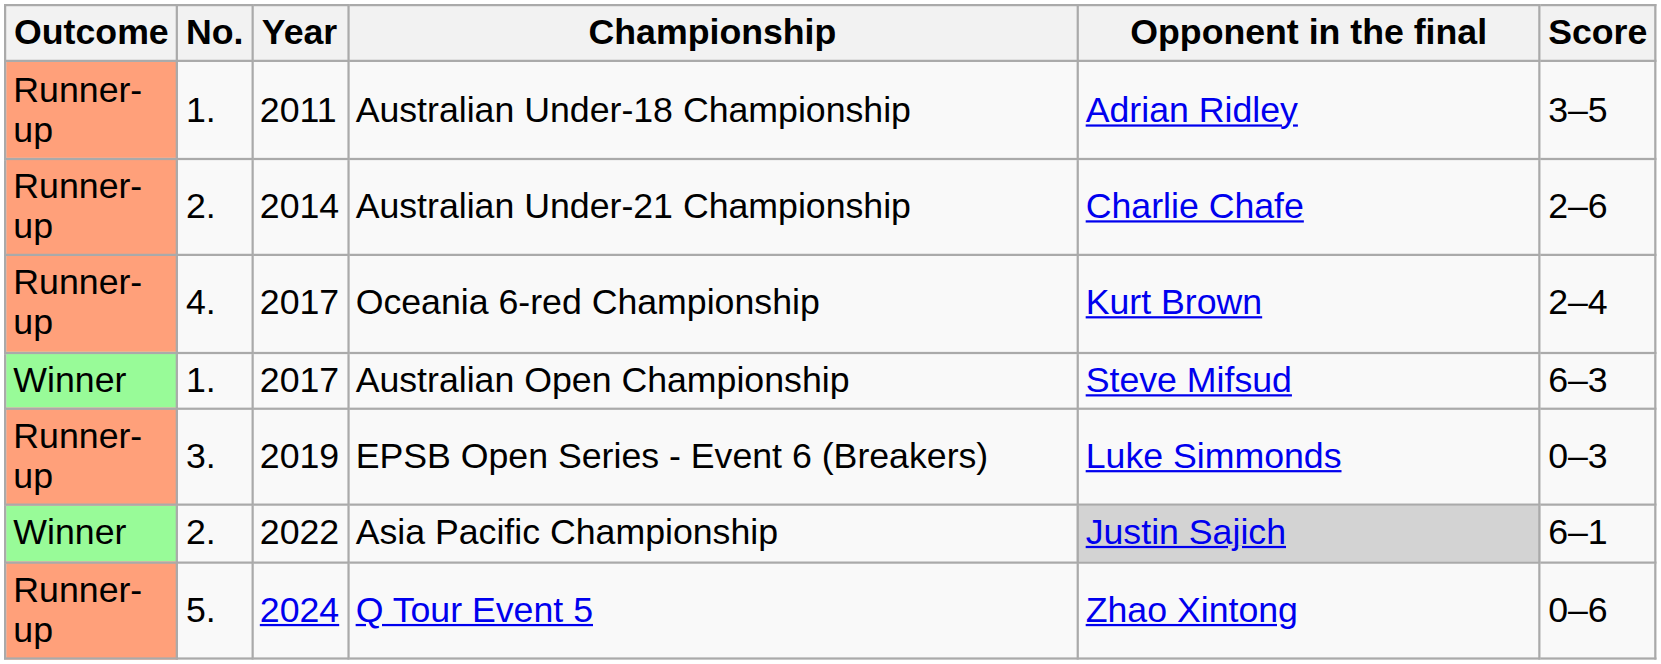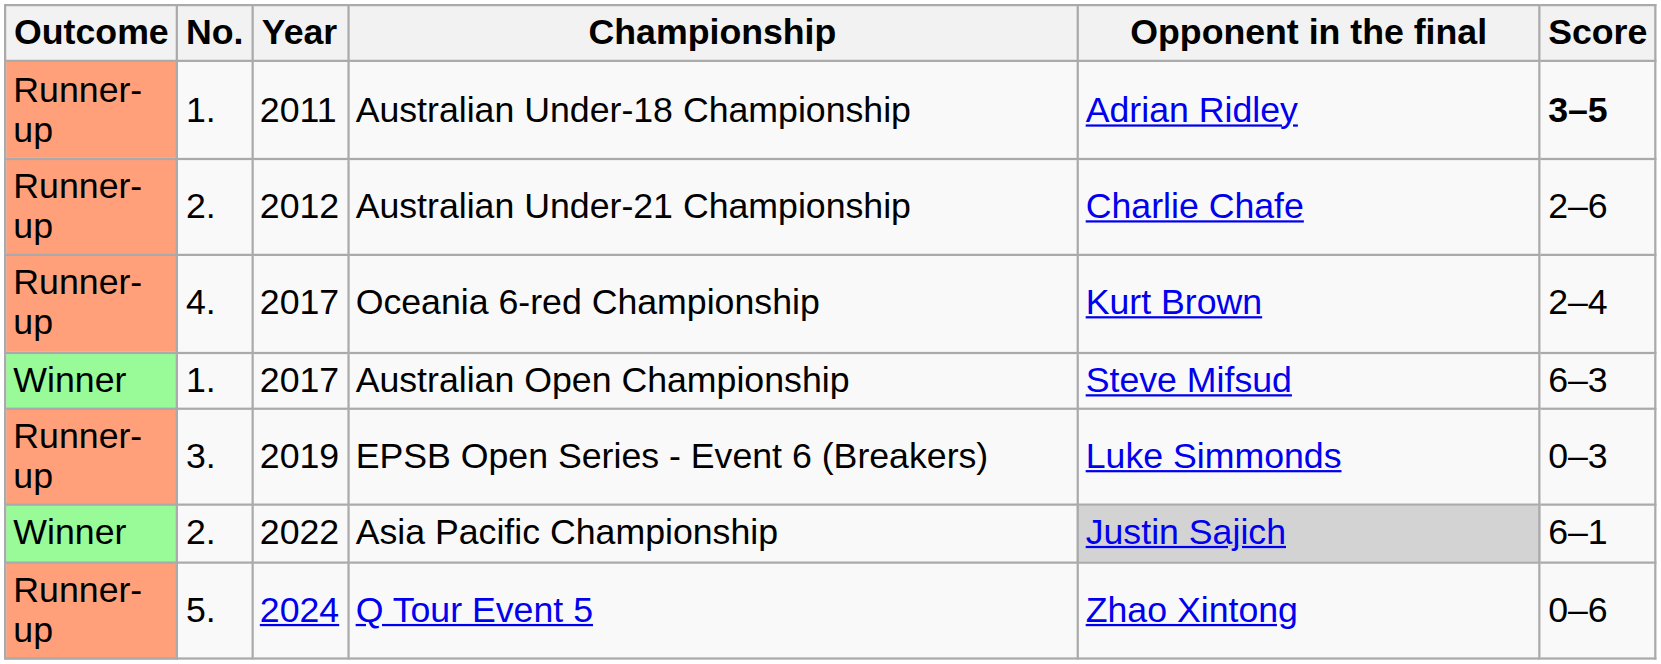(1578, 109) normal -> (1578, 109) bold
(300, 206) 2014 -> (300, 206) 2012
